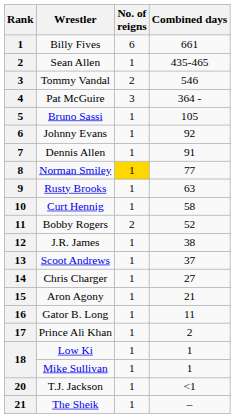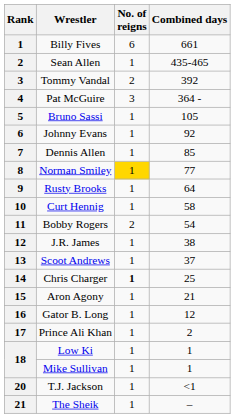(190, 80) 546 -> (190, 80) 392
(190, 152) 91 -> (190, 152) 85
(190, 188) 63 -> (190, 188) 64
(190, 224) 52 -> (190, 224) 54
(132, 278) normal -> (132, 278) bold
(190, 278) 27 -> (190, 278) 25
(190, 314) 11 -> (190, 314) 12
